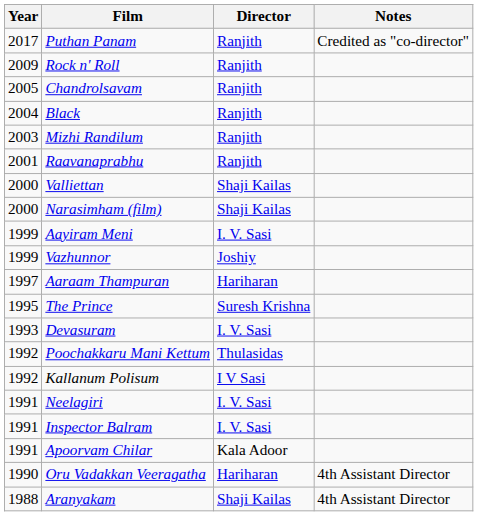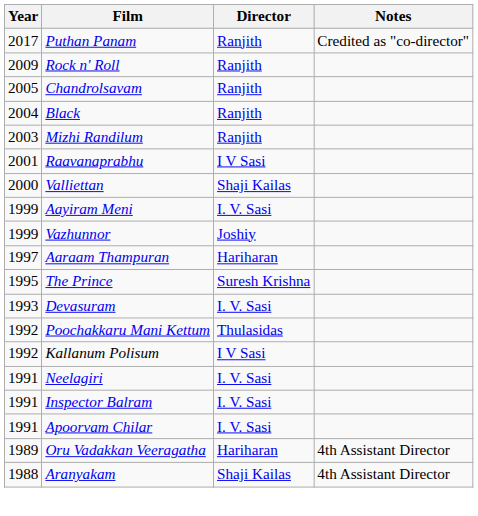(239, 161) Ranjith -> (241, 161) I V Sasi
- row: (103, 209)
(252, 450) Kala Adoor -> (244, 426) I. V. Sasi
(23, 474) 1990 -> (23, 450) 1989
